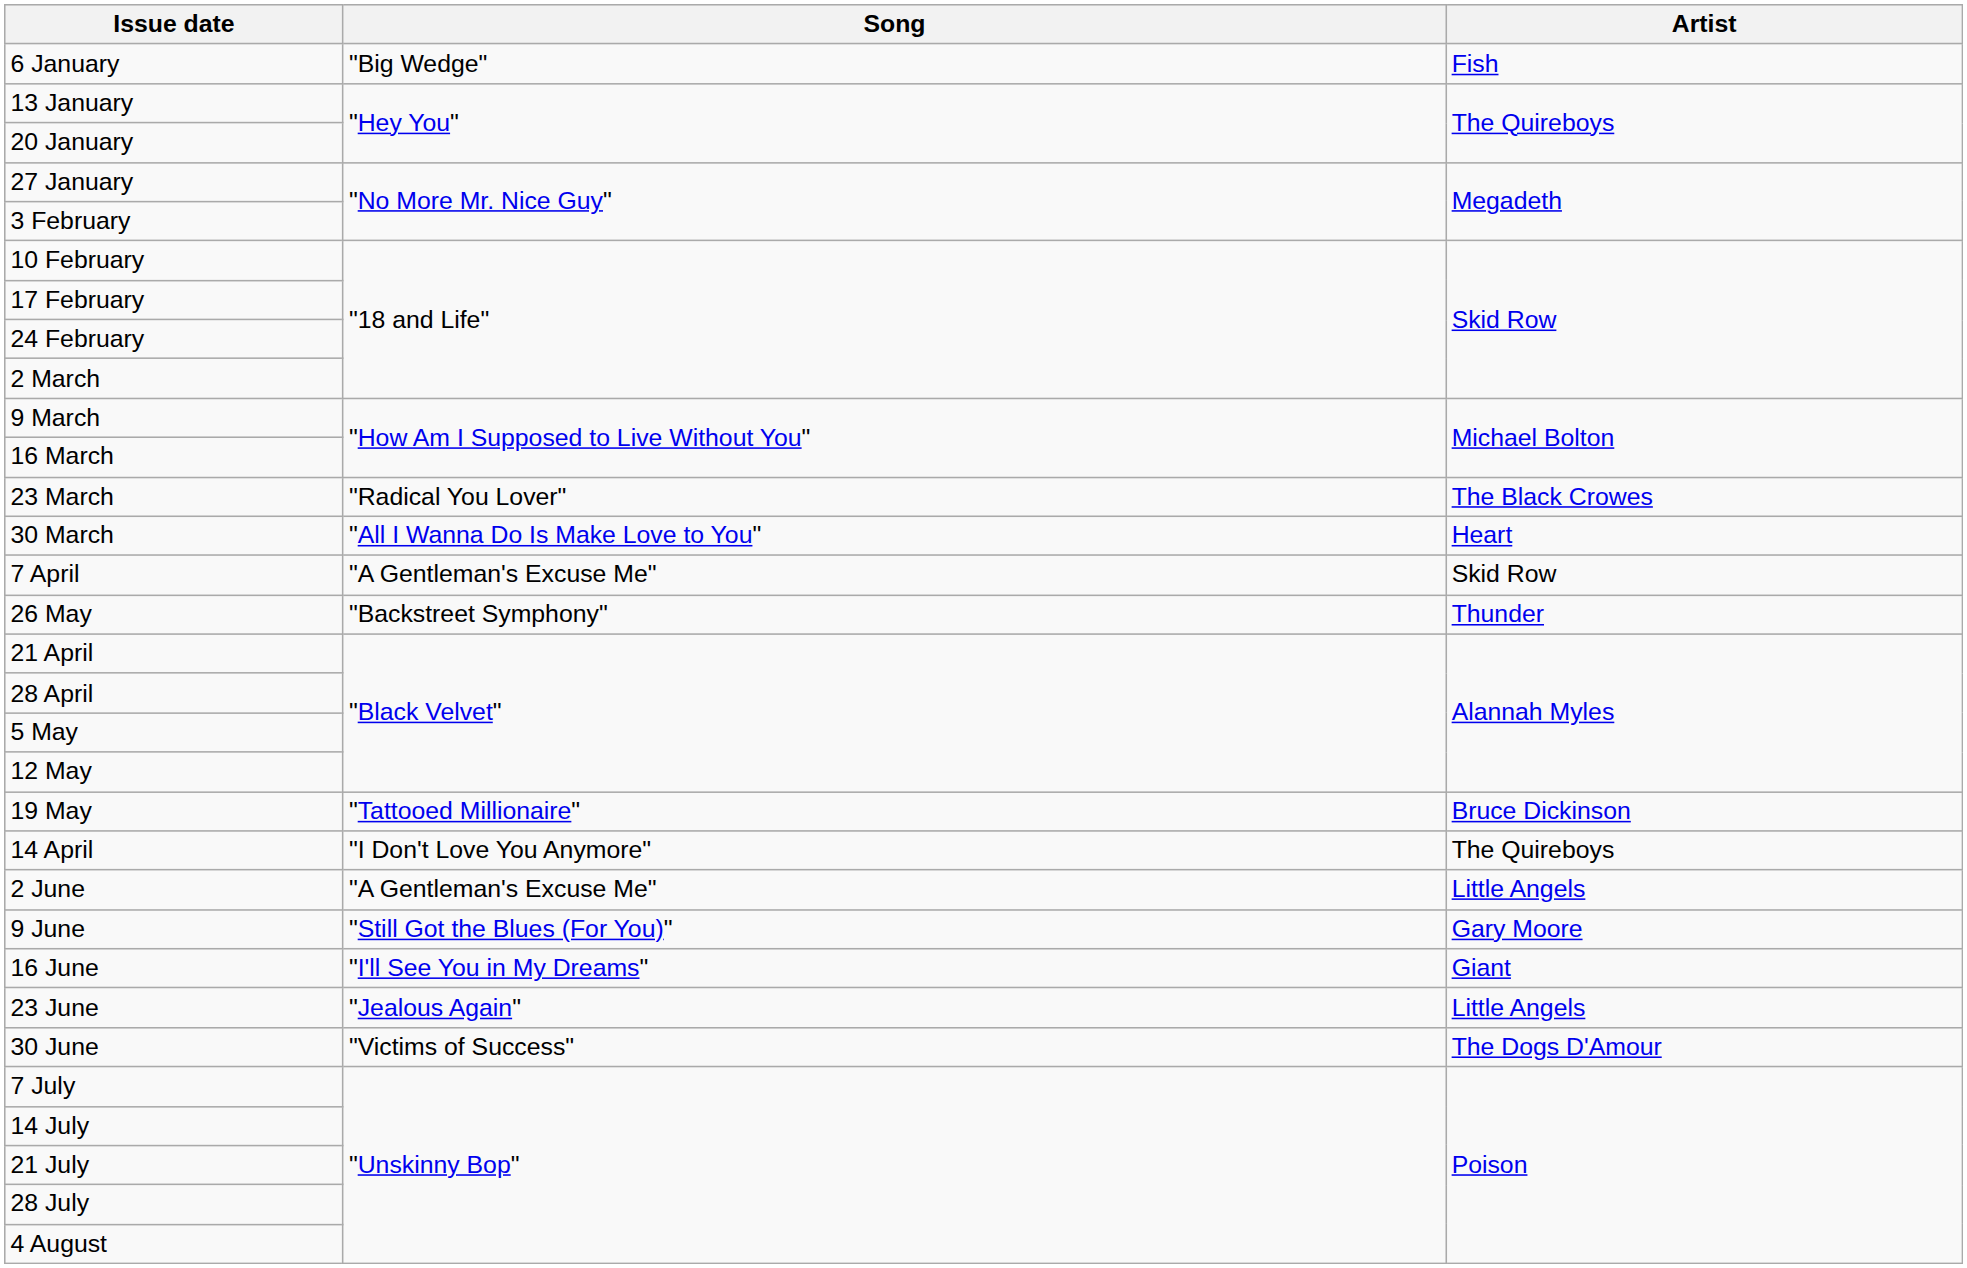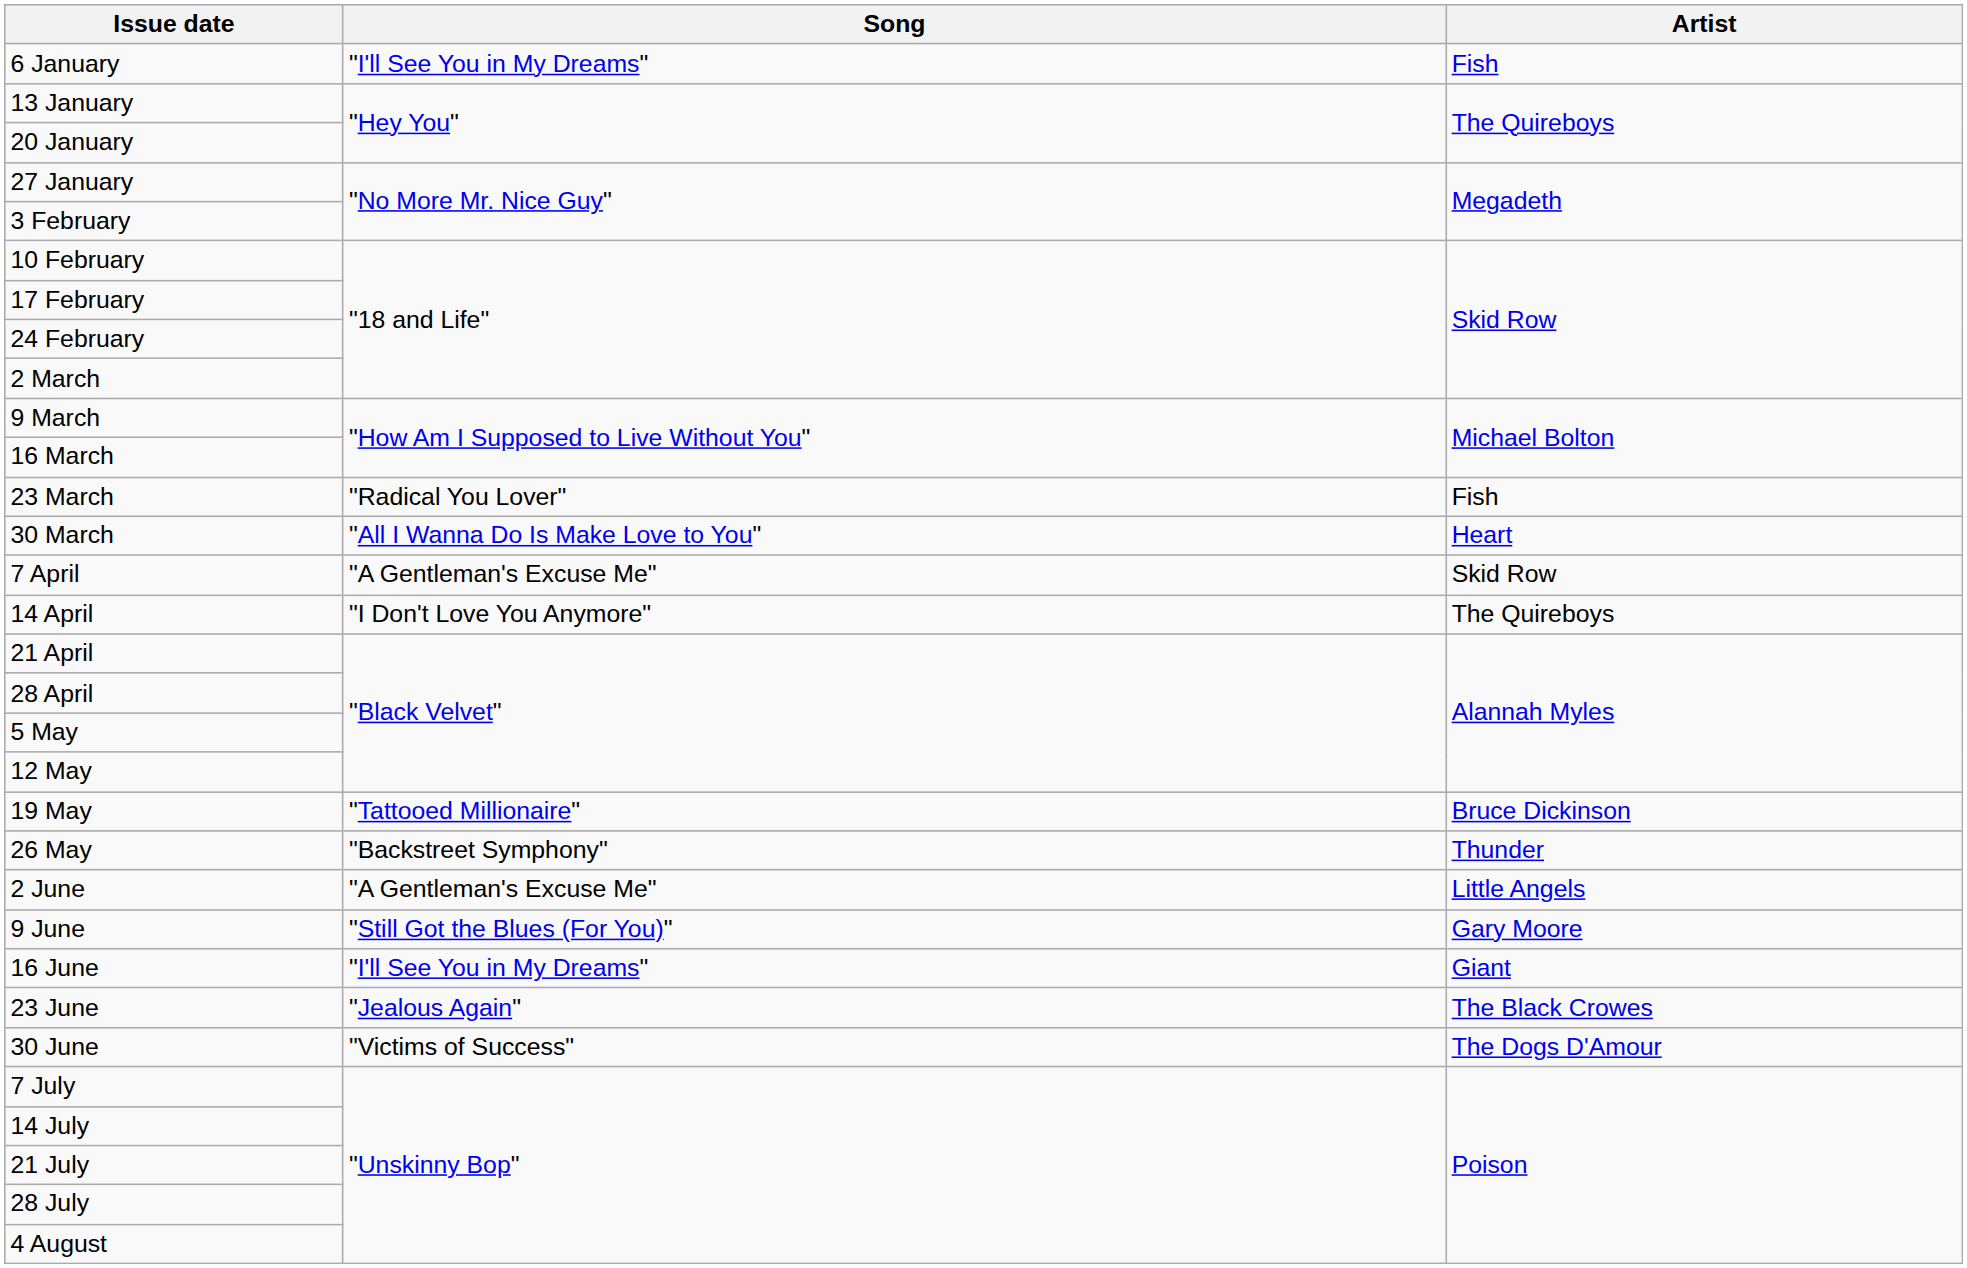(418, 63) "Big Wedge" -> (499, 63) "I'll See You in My Dreams"
(1552, 496) The Black Crowes -> (1475, 496) Fish
rows swapped: (52, 850) <-> (51, 614)
(1518, 1007) Little Angels -> (1552, 1007) The Black Crowes
